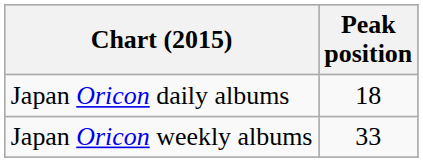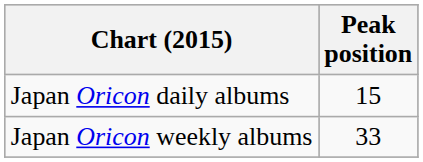(368, 95) 18 -> (368, 95) 15
